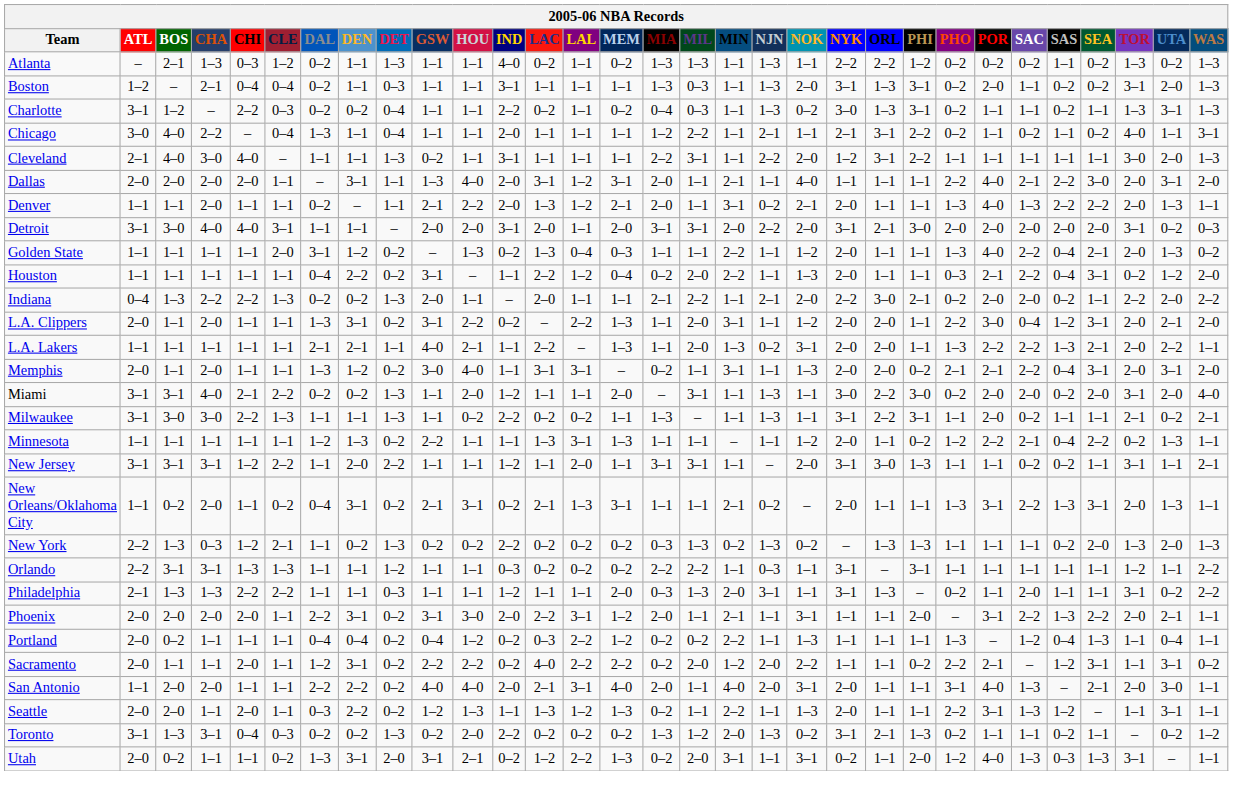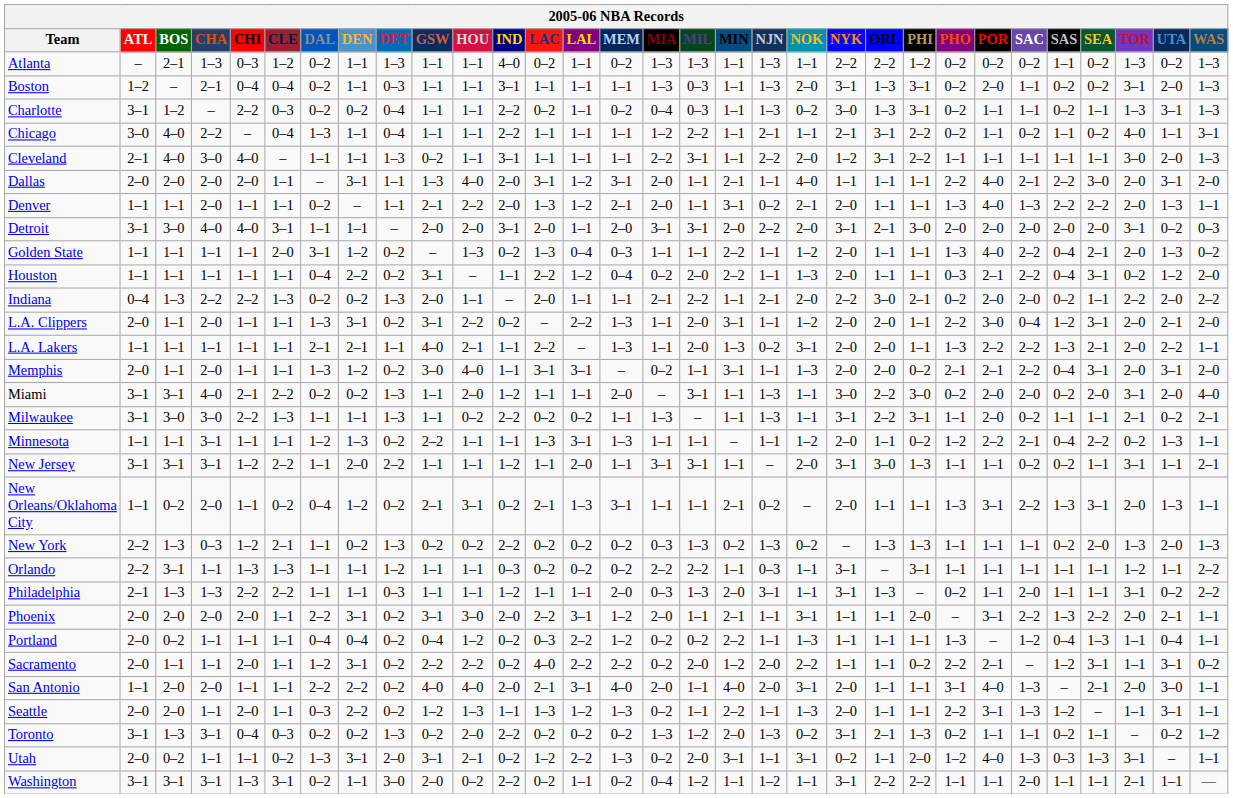(509, 134) 2–0 -> (509, 134) 2–2
(211, 441) 1–1 -> (211, 441) 3–1
(357, 505) 3–1 -> (357, 505) 1–2
(211, 569) 3–1 -> (211, 569) 1–1
+ row: (42, 782)
